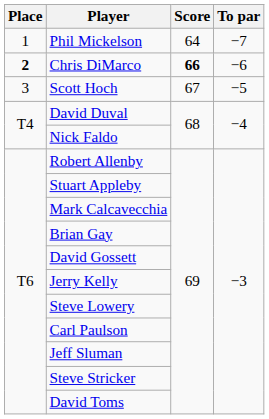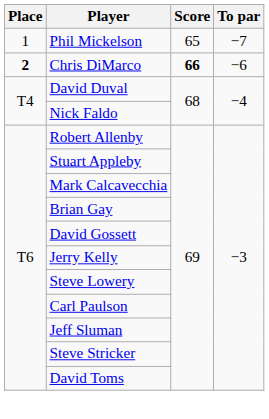(192, 40) 64 -> (192, 40) 65
- row: (84, 88)
